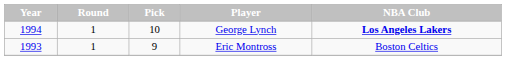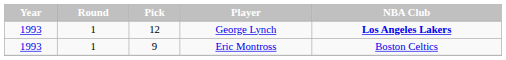(31, 30) 1994 -> (31, 30) 1993
(155, 30) 10 -> (155, 30) 12
